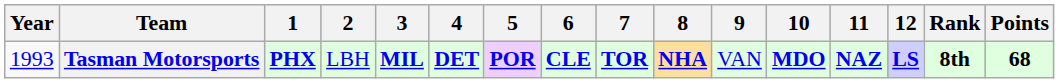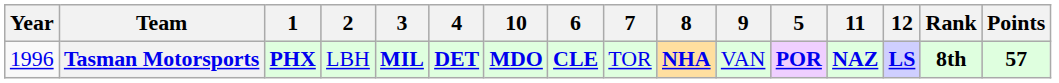columns swapped: (512, 22) <-> (799, 22)
(32, 59) 1993 -> (32, 59) 1996
(625, 59) bold -> (630, 59) normal
(1020, 59) 68 -> (1016, 59) 57
